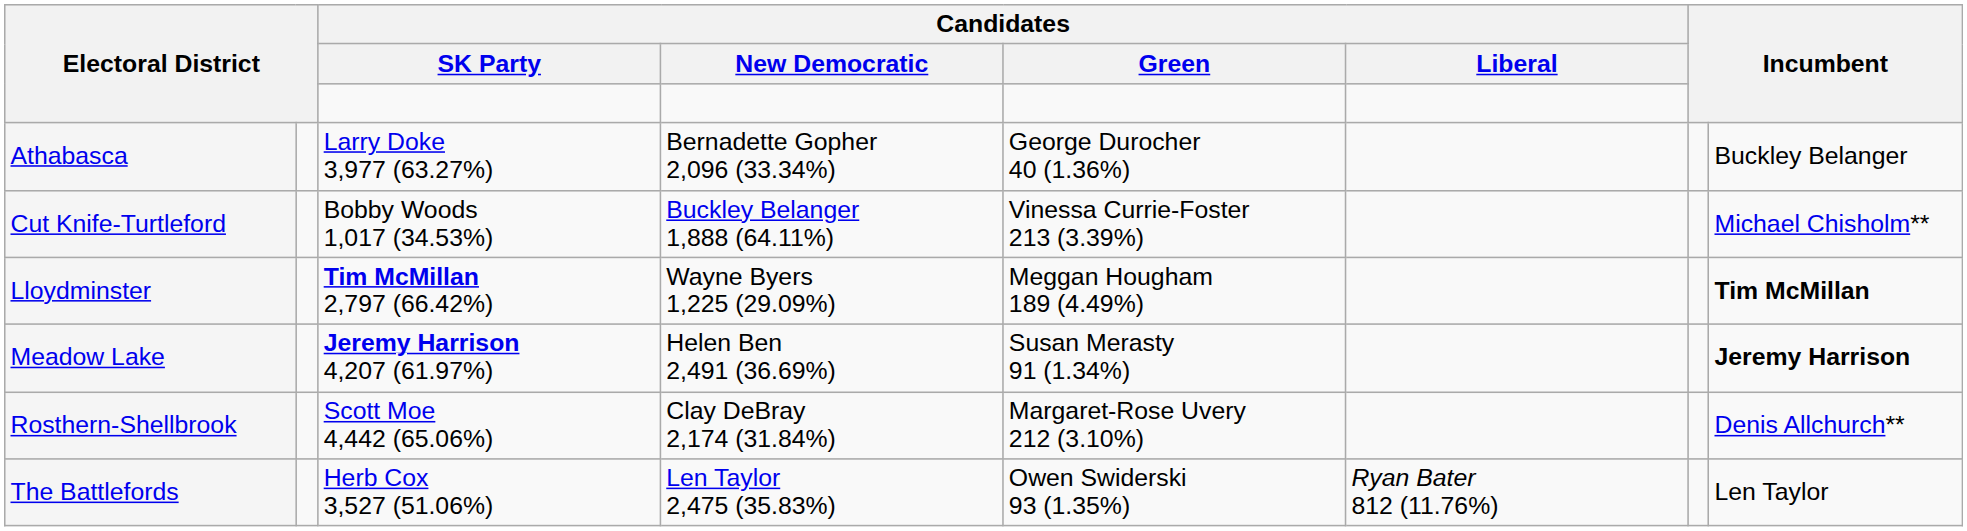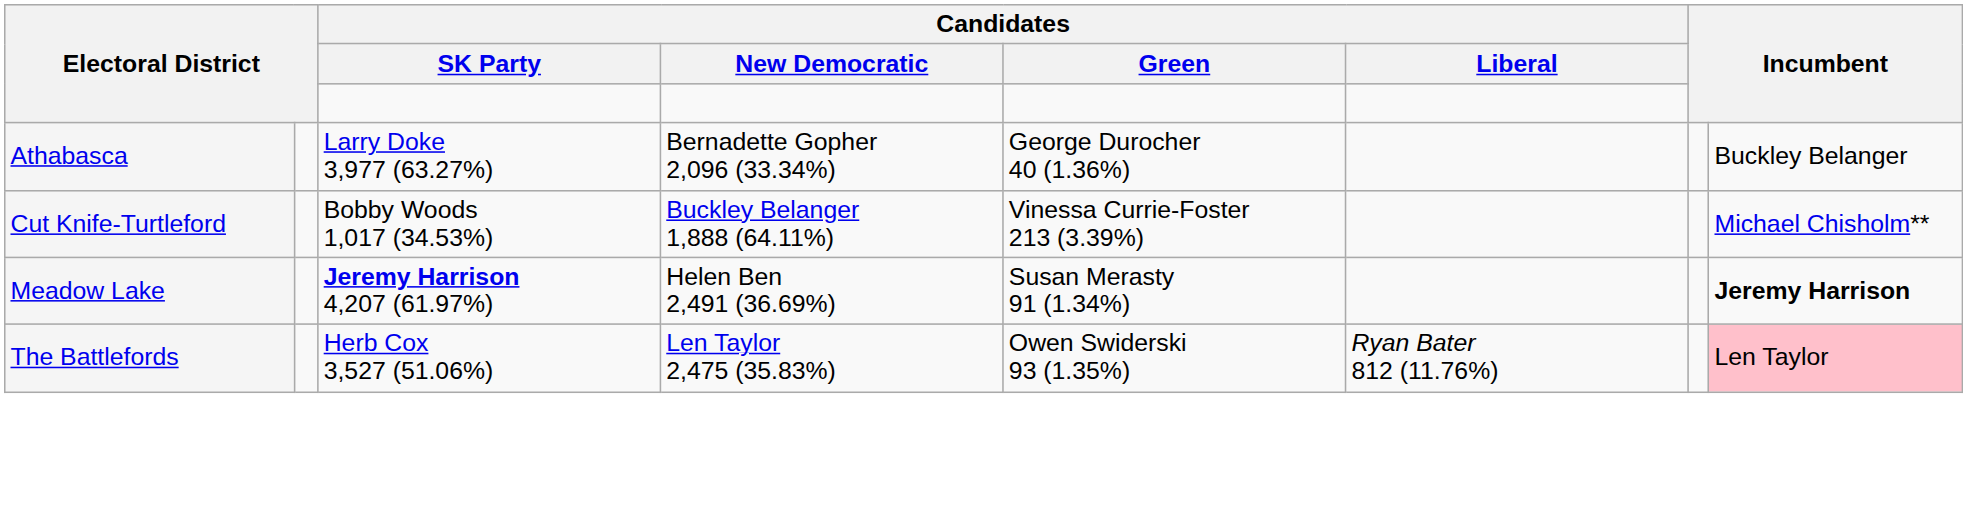- row: (81, 290)
- row: (124, 425)
(1771, 492) no background -> (1771, 357) pink background
